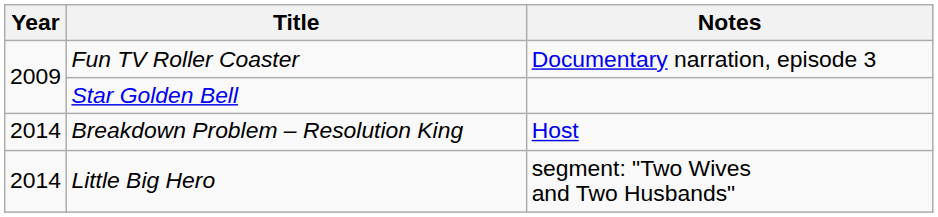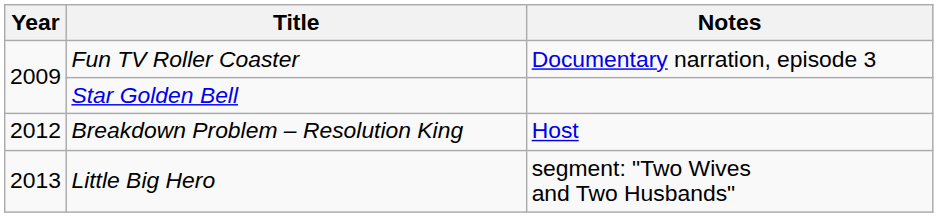(35, 131) 2014 -> (35, 131) 2012
(35, 180) 2014 -> (35, 180) 2013
